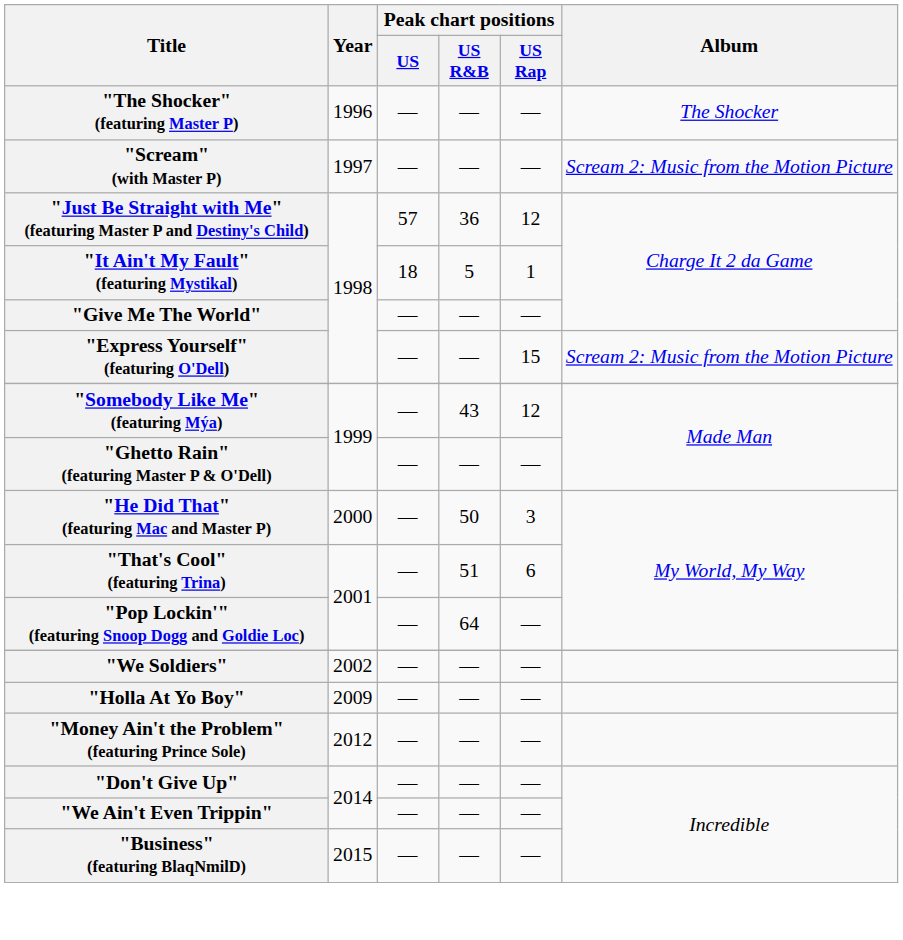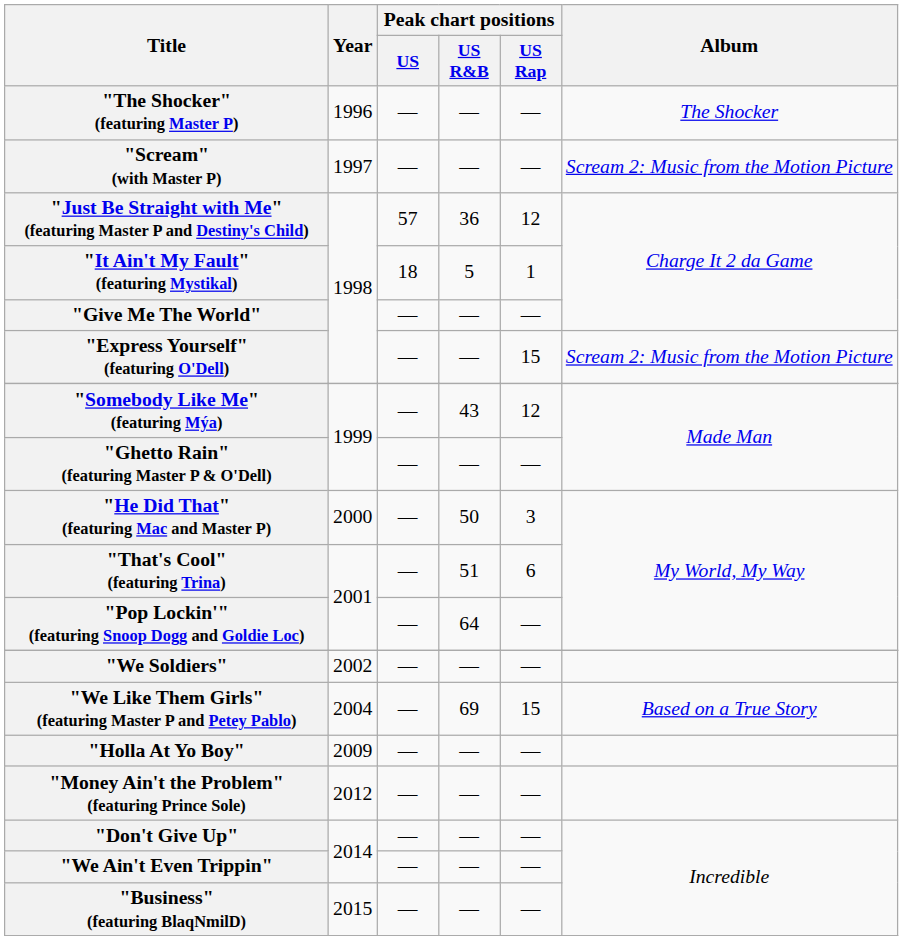+ row: (167, 708)
